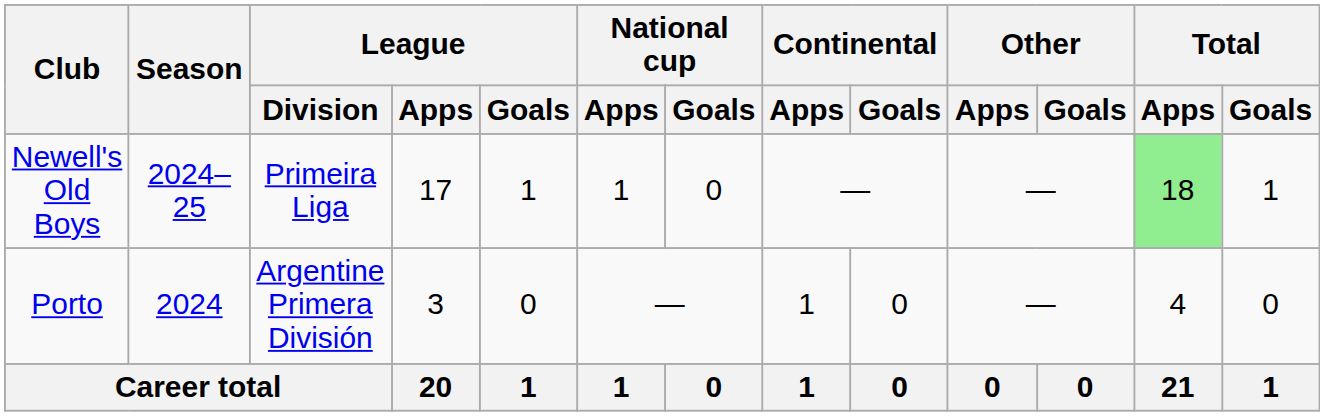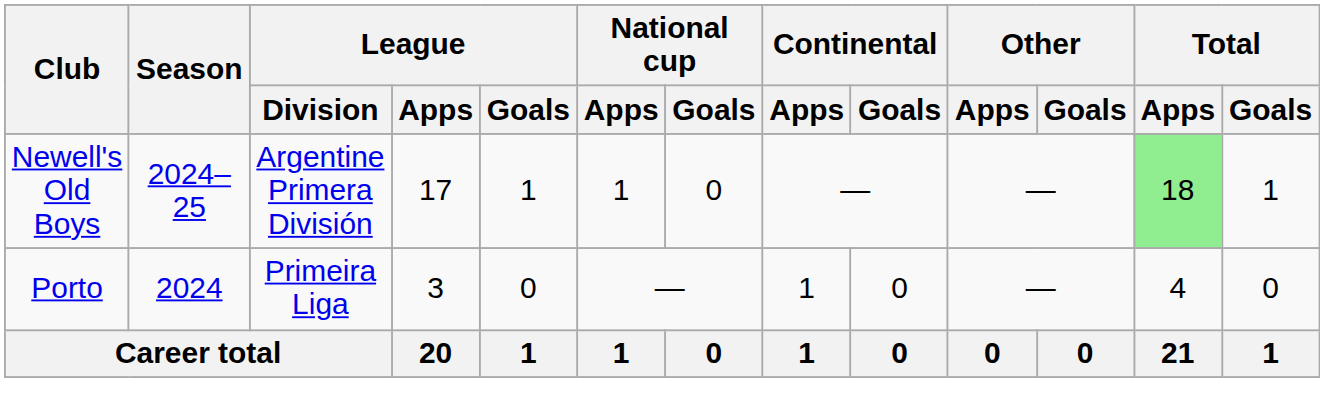(320, 190) Primeira Liga -> (320, 190) Argentine Primera División
(320, 305) Argentine Primera División -> (320, 288) Primeira Liga
